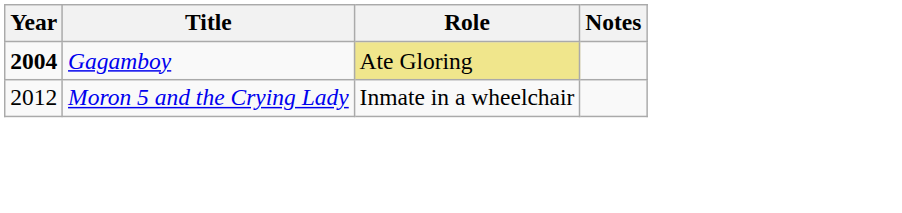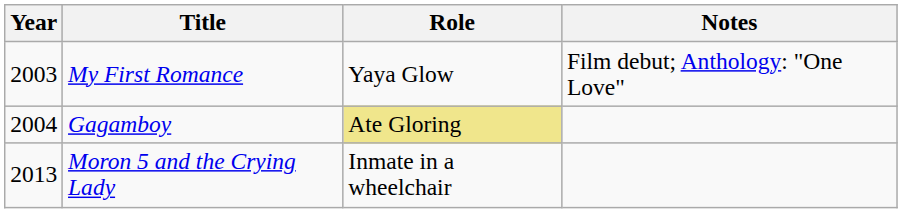+ row: (156, 73)
(34, 60) bold -> (34, 124) normal
(34, 97) 2012 -> (34, 174) 2013
